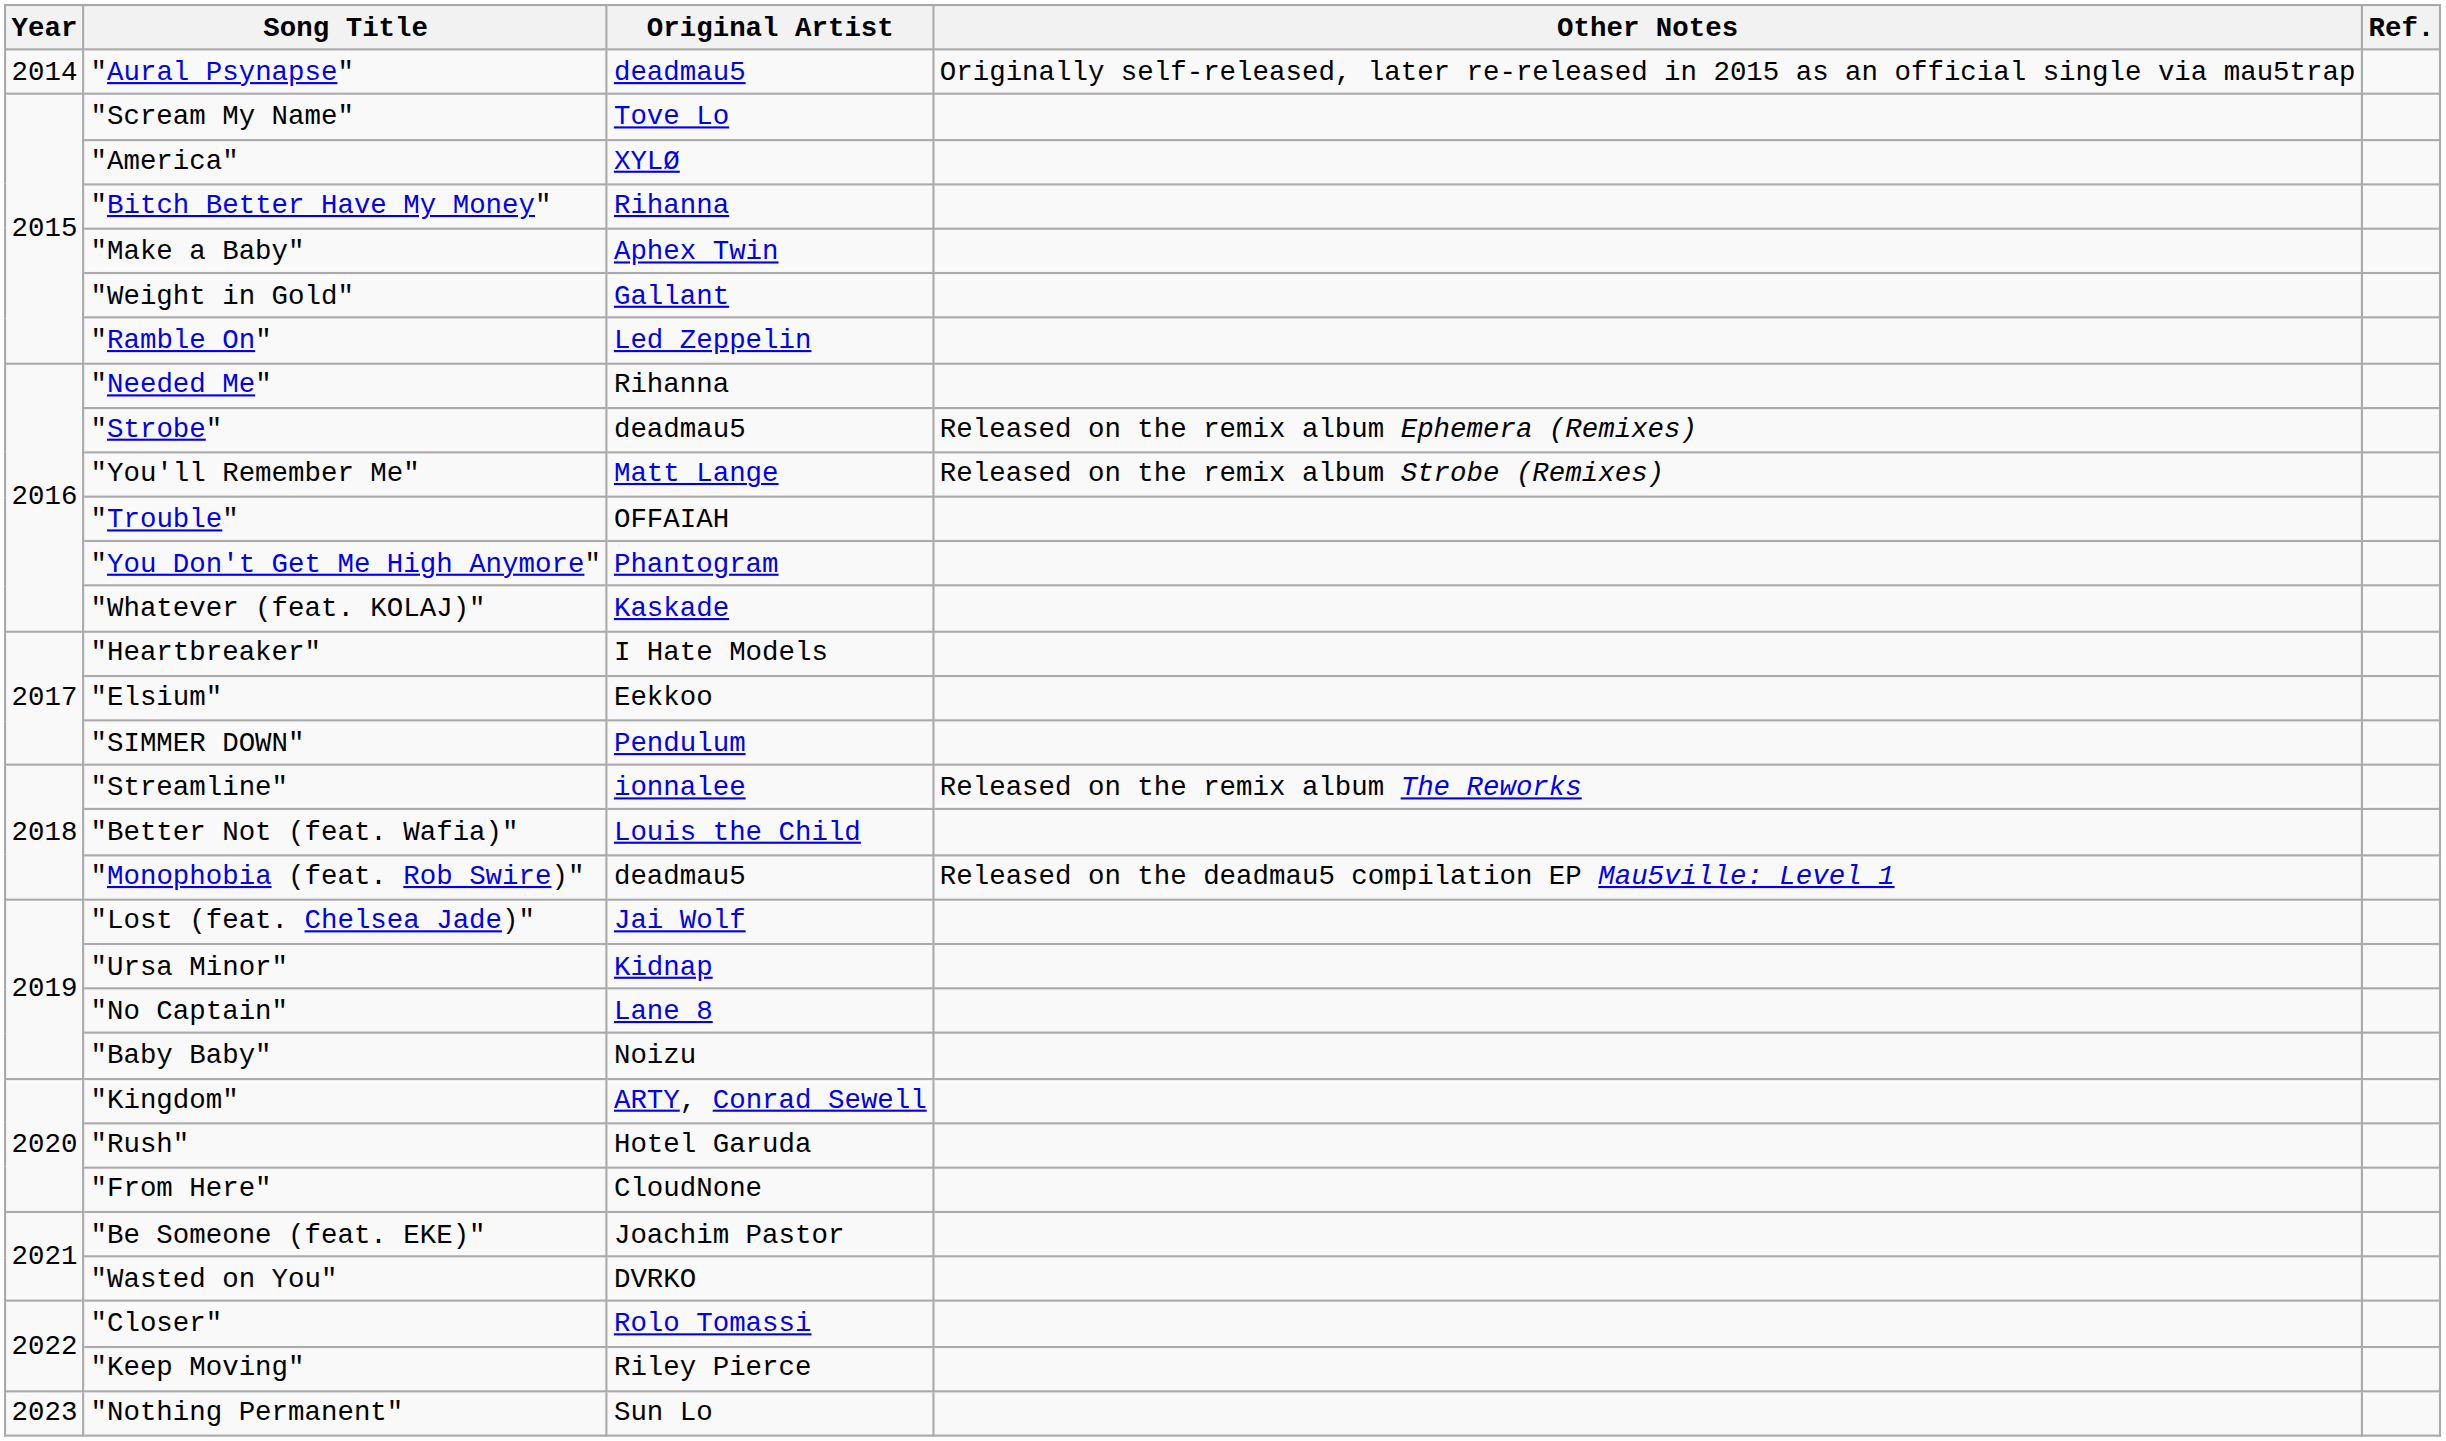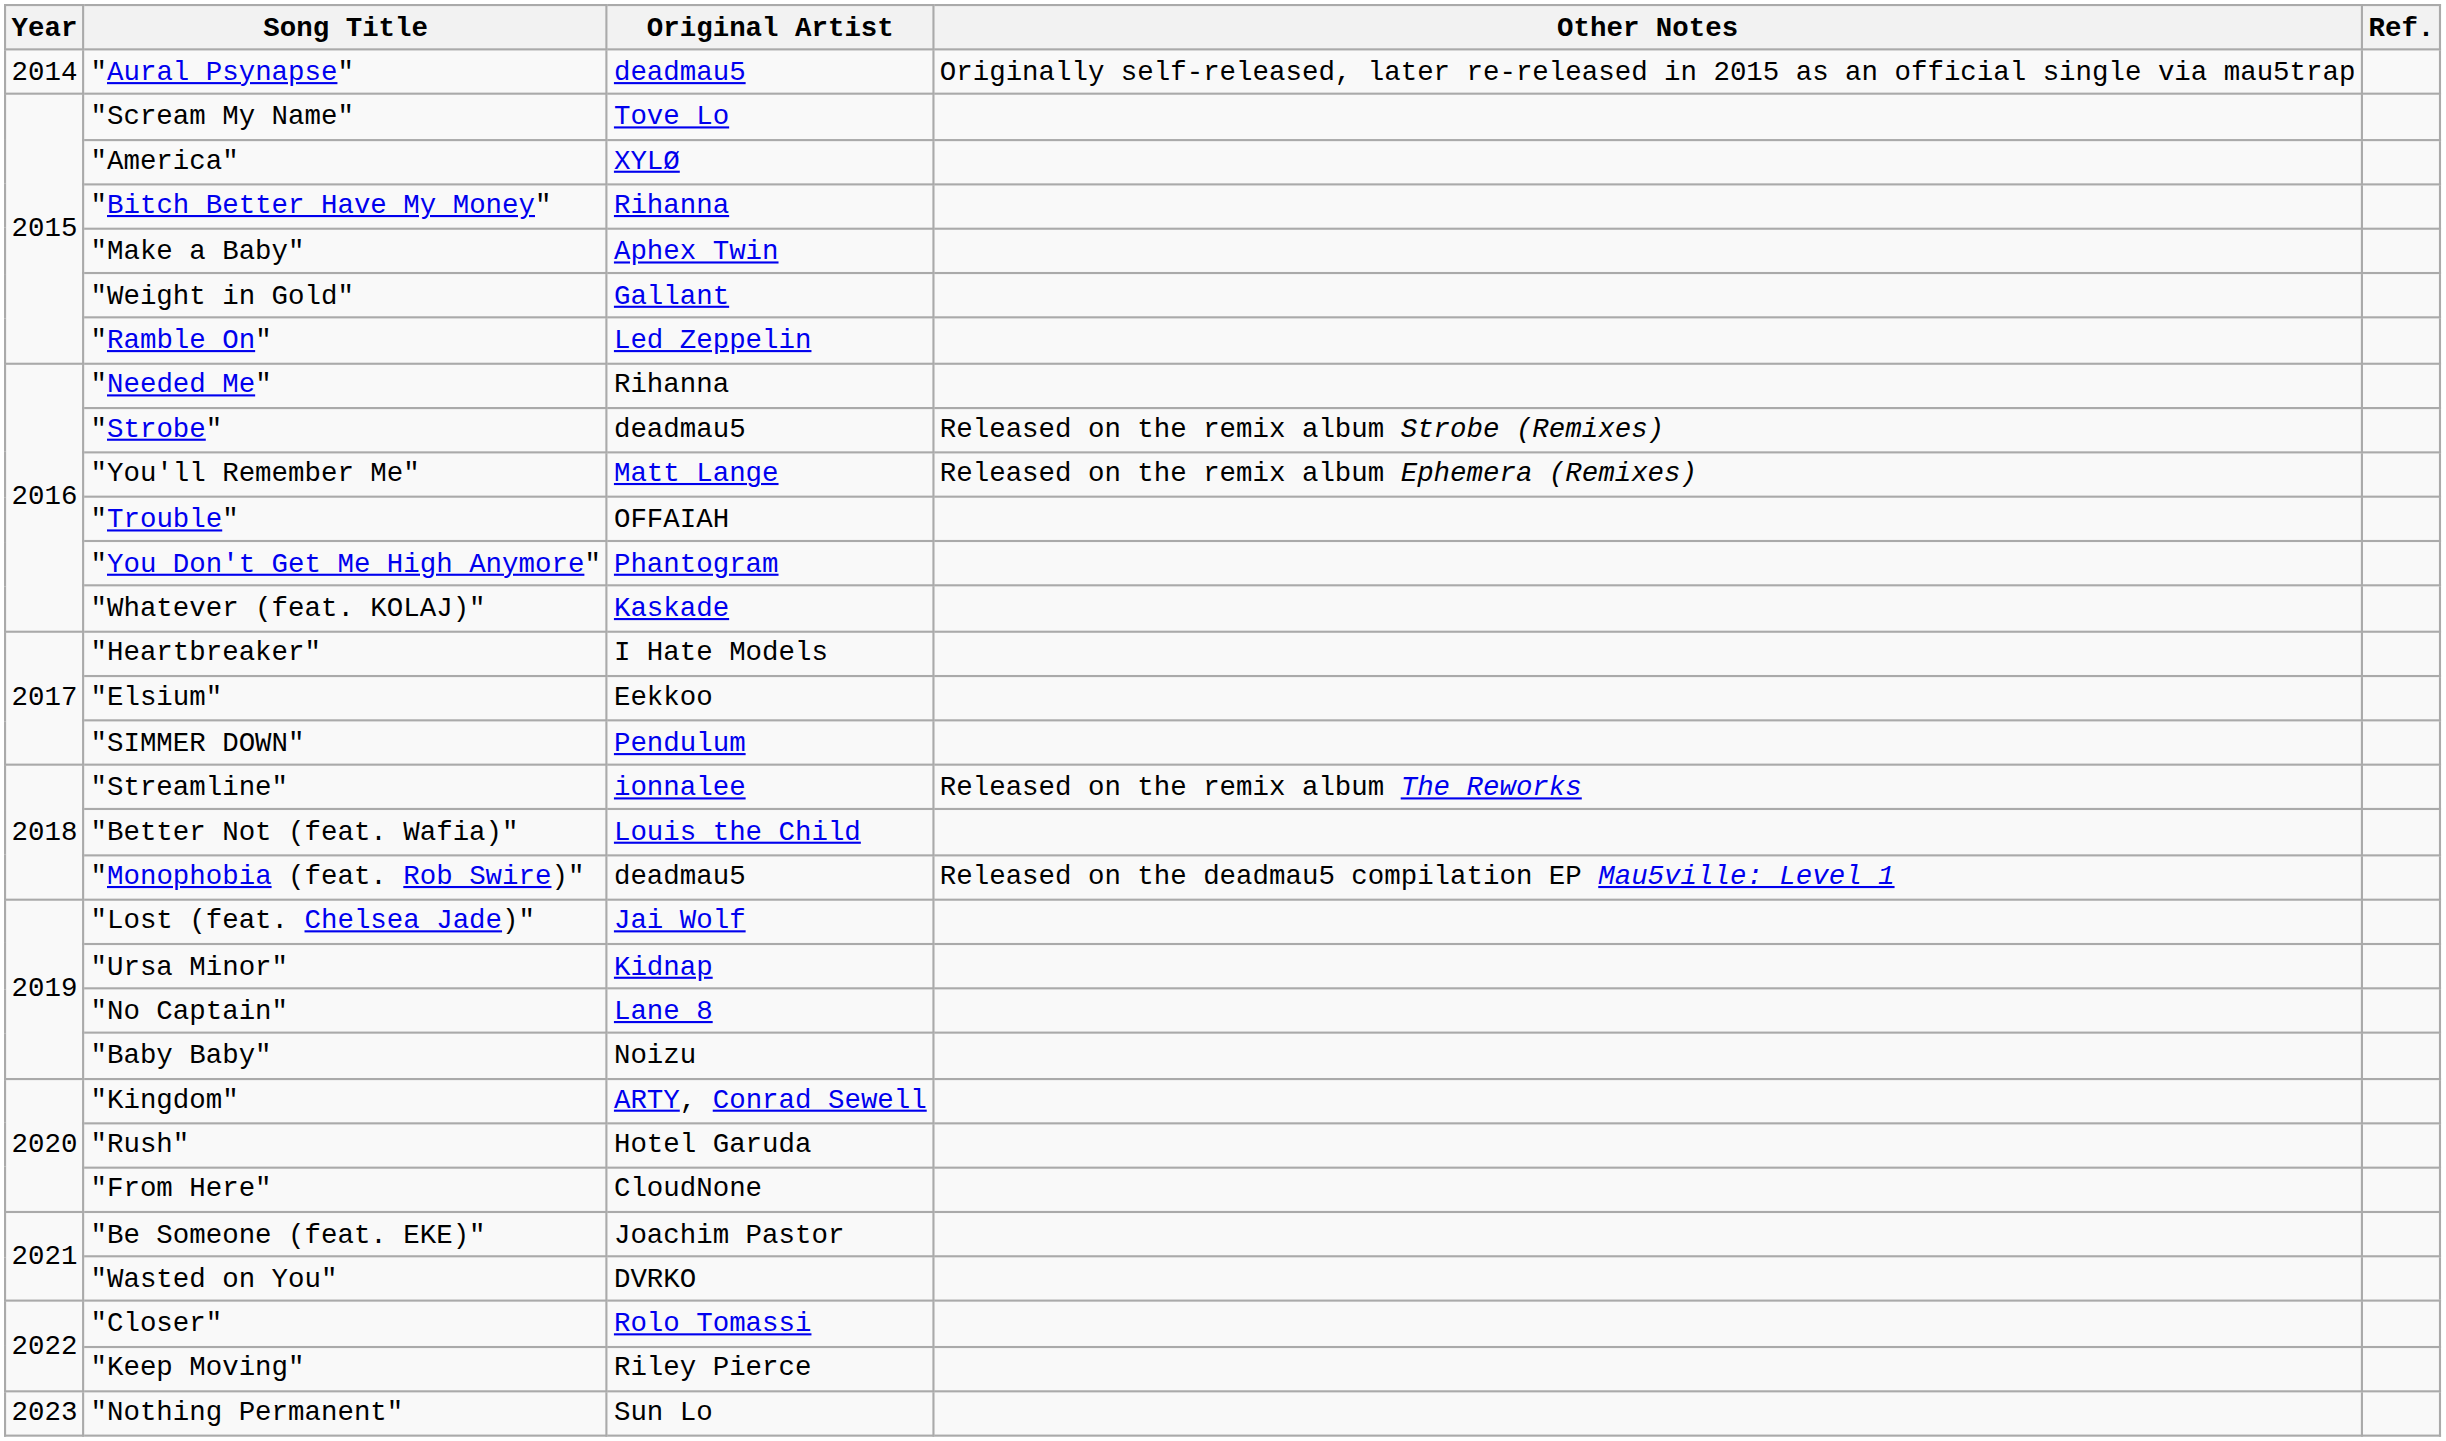(1318, 430) Released on the remix album Ephemera (Remixes) -> (1302, 430) Released on the remix album Strobe (Remixes)
(1302, 474) Released on the remix album Strobe (Remixes) -> (1318, 474) Released on the remix album Ephemera (Remixes)
